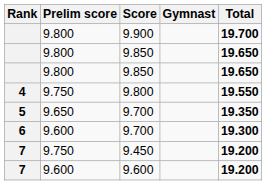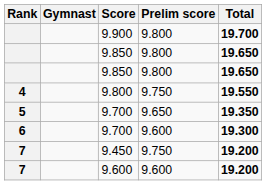columns swapped: (189, 14) <-> (80, 14)
